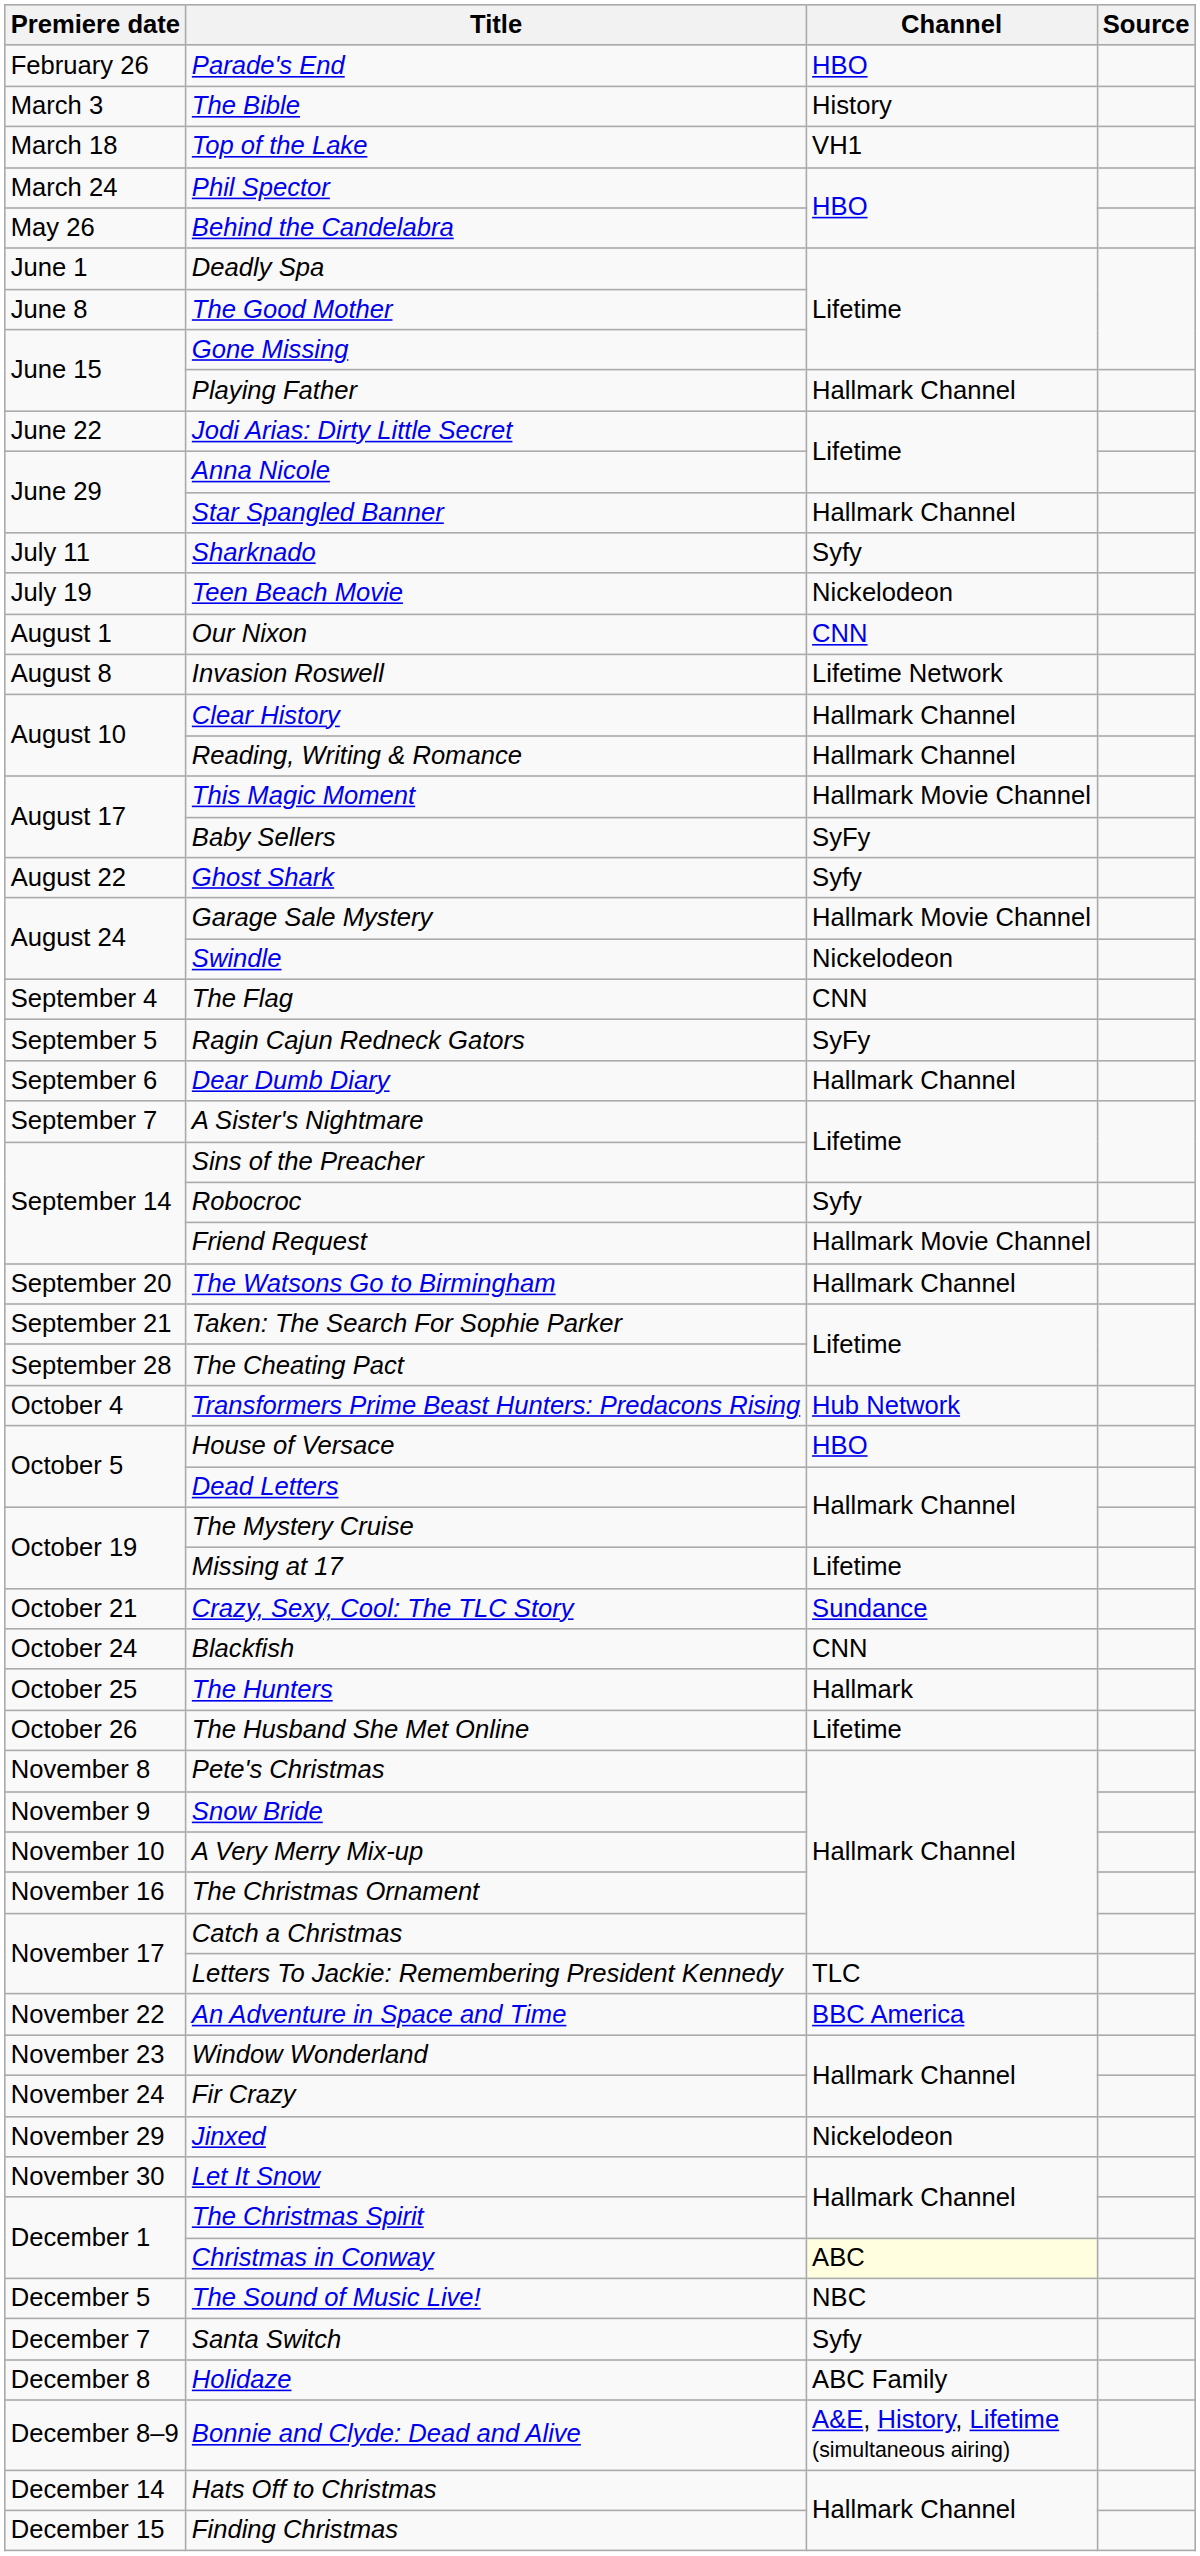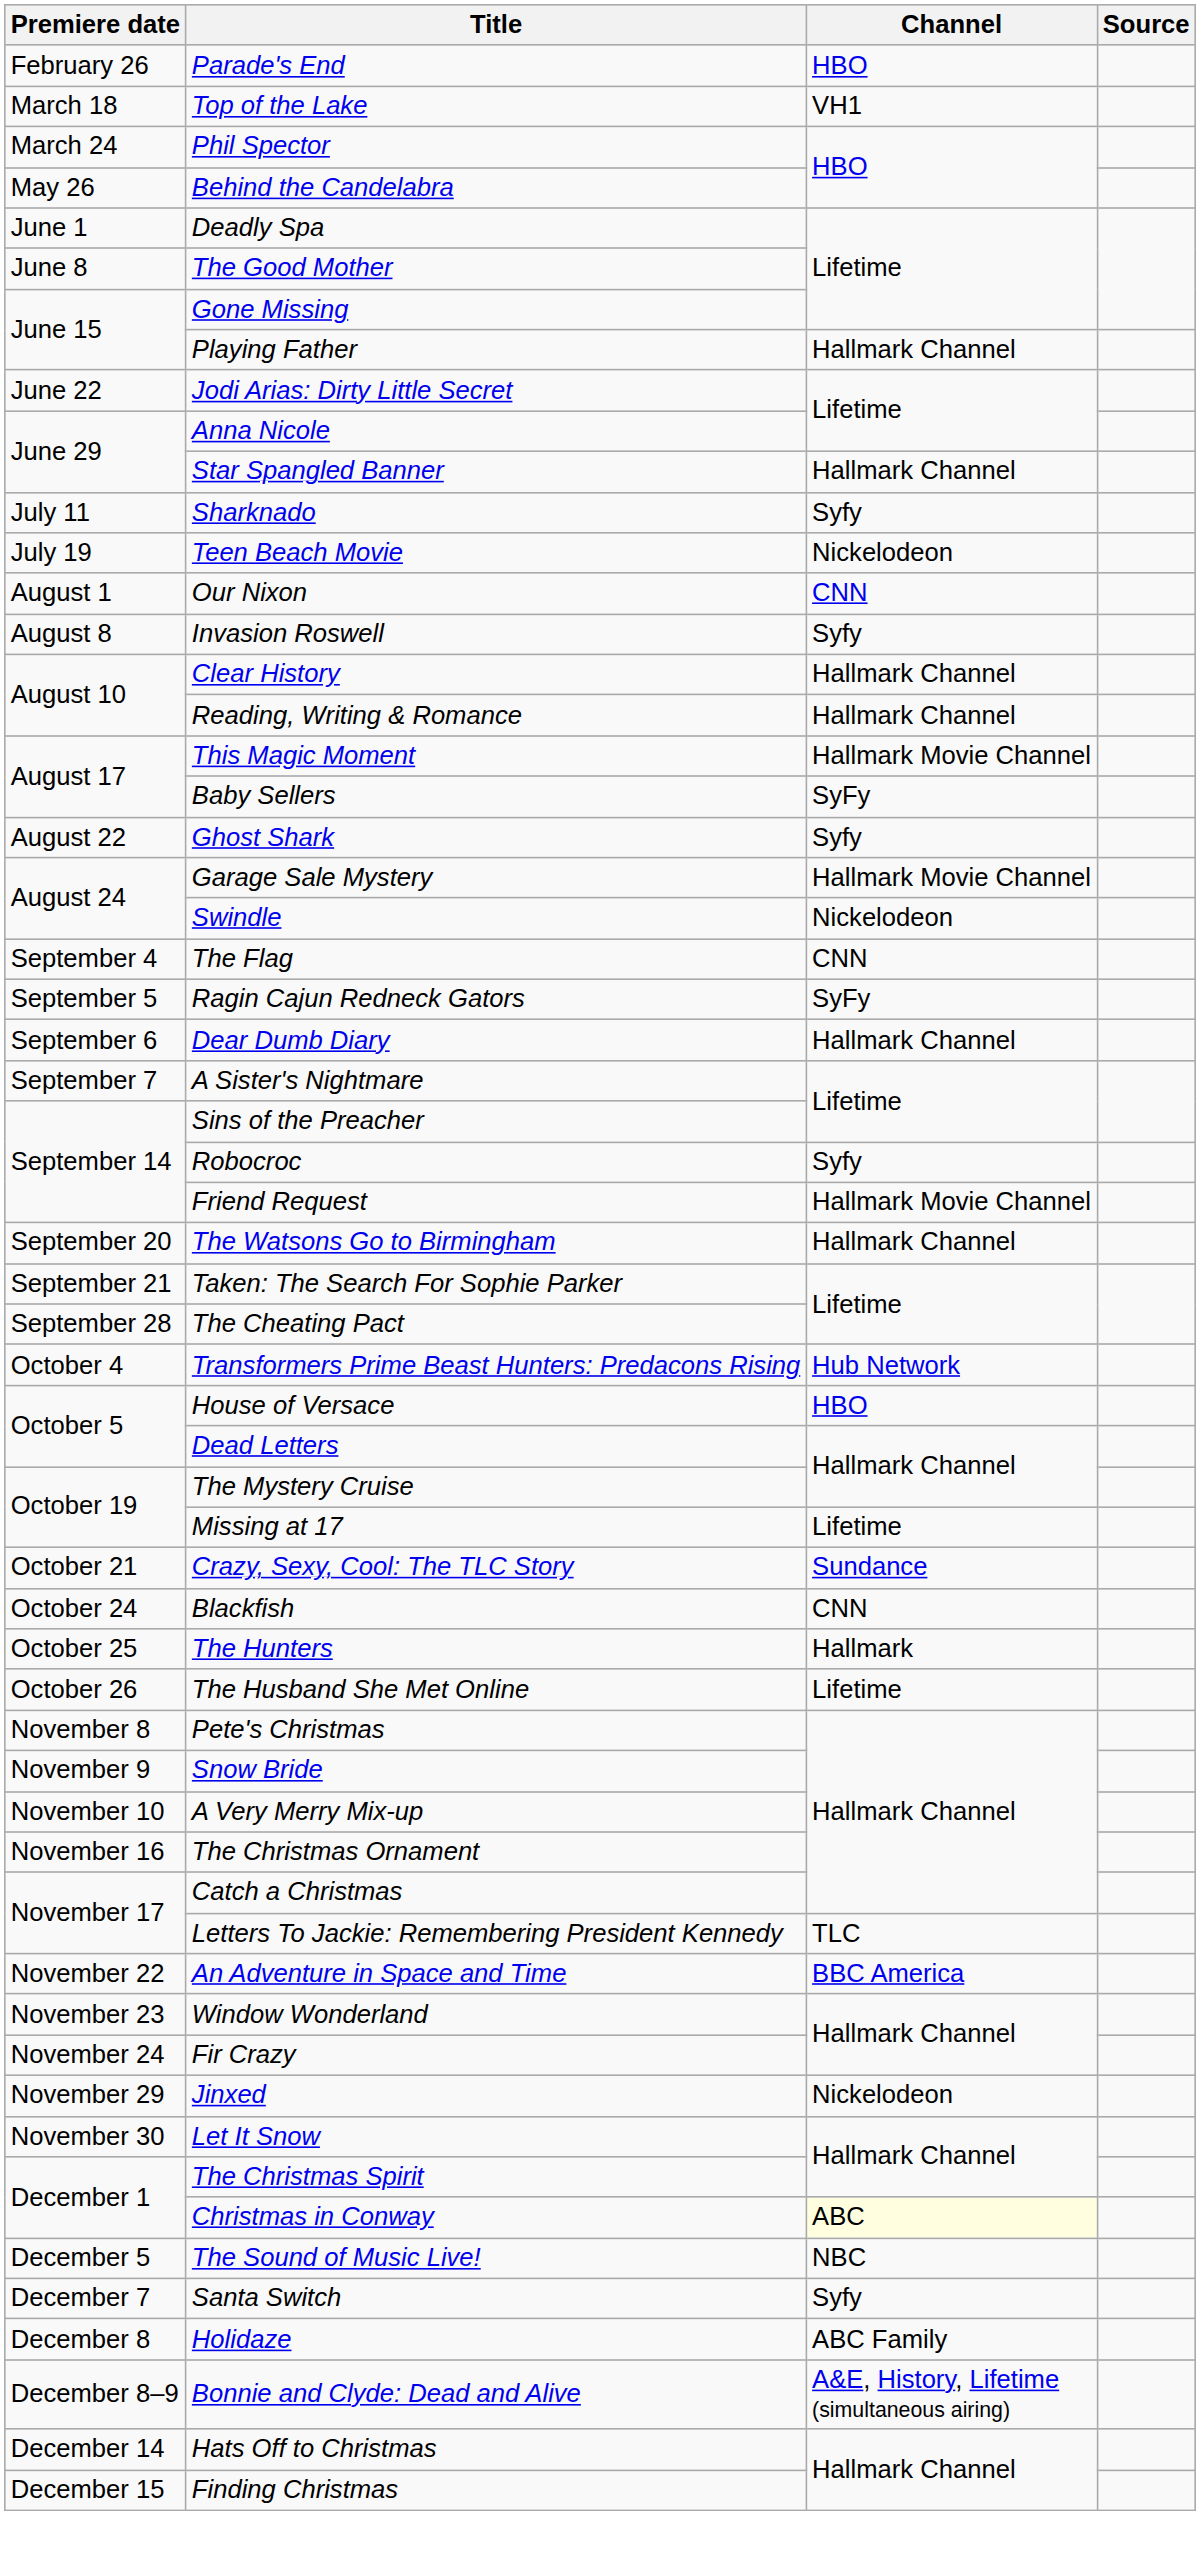- row: (246, 106)
(907, 674) Lifetime Network -> (837, 633) Syfy
